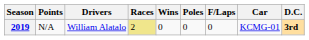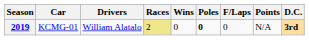columns swapped: (260, 11) <-> (50, 11)
(185, 26) normal -> (200, 26) bold
